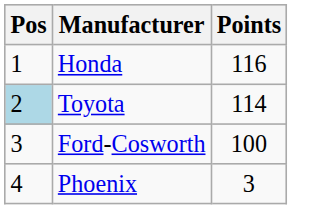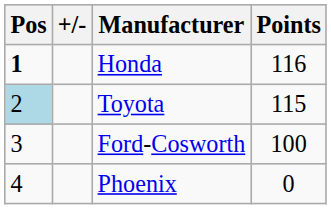+ column: (72, 24)
(16, 64) normal -> (16, 64) bold
(249, 104) 114 -> (289, 104) 115
(249, 184) 3 -> (289, 184) 0
